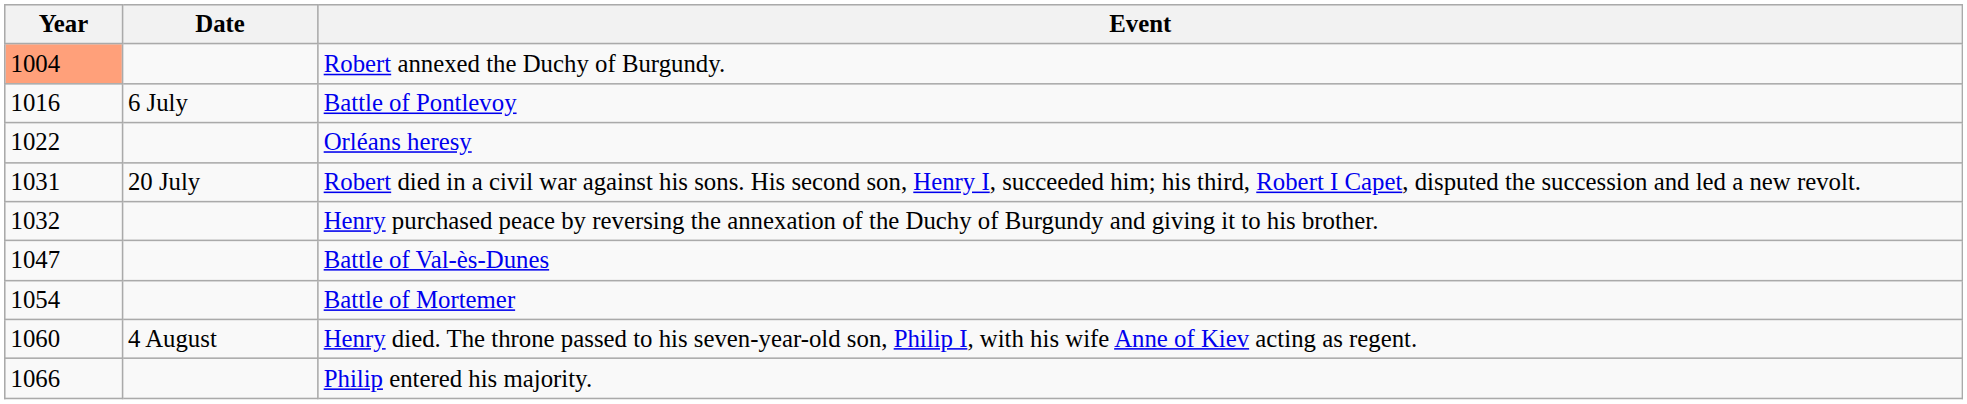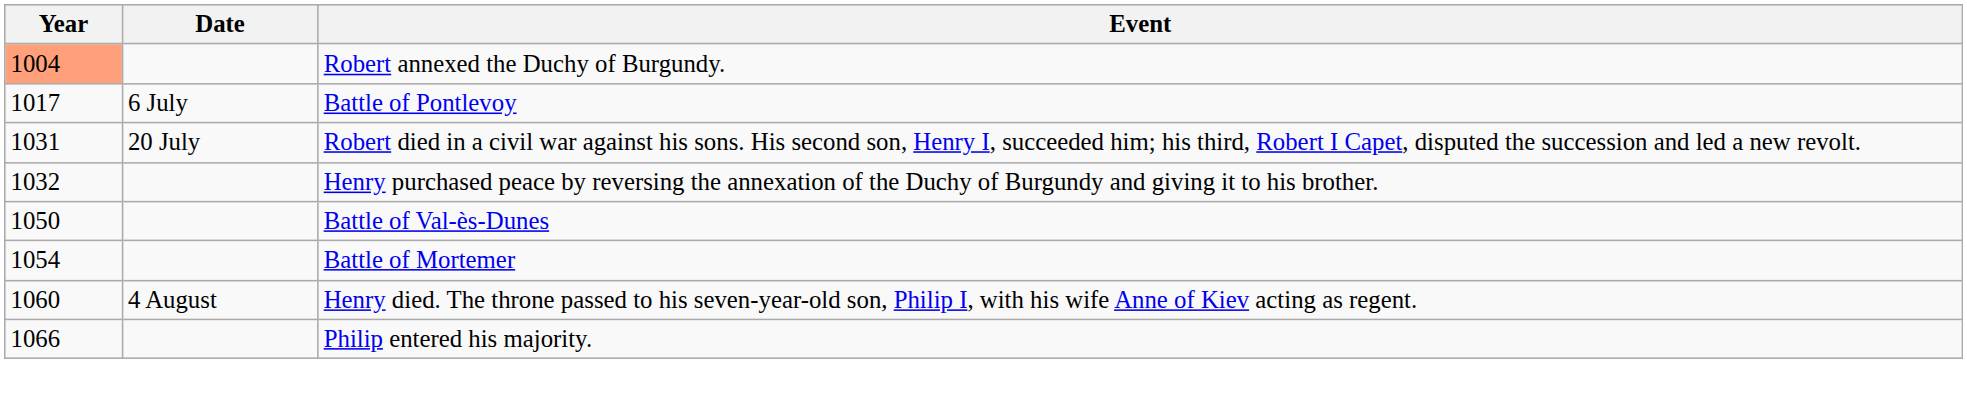(35, 102) 1016 -> (35, 102) 1017
- row: (398, 142)
(35, 260) 1047 -> (35, 220) 1050
